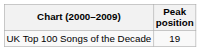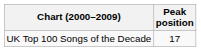(175, 38) 19 -> (175, 38) 17
